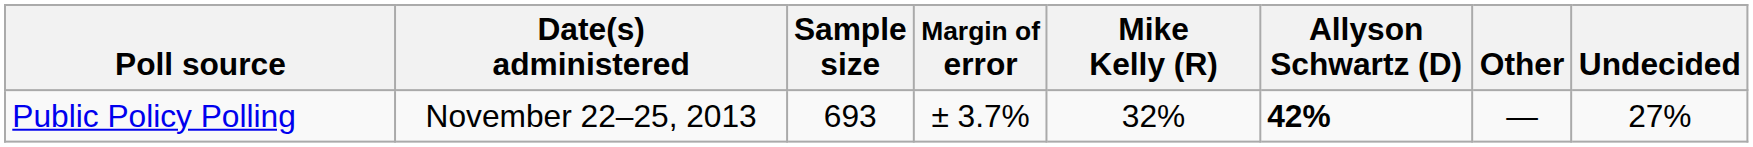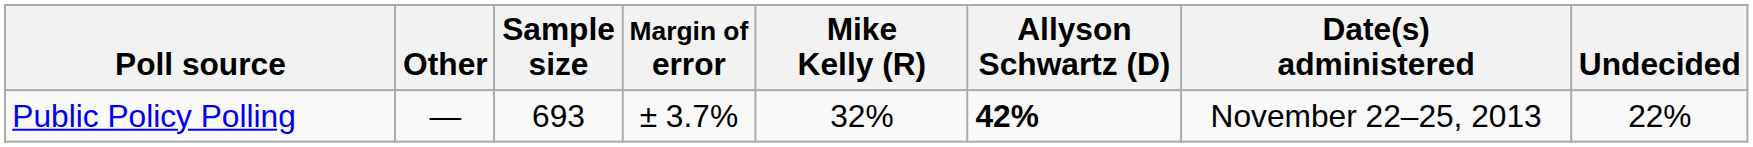columns swapped: (591, 47) <-> (1522, 65)
(1660, 115) 27% -> (1660, 115) 22%
